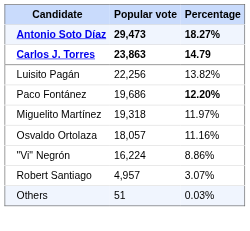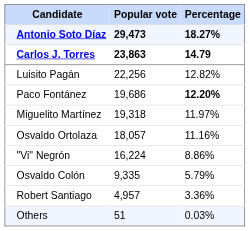(202, 75) 13.82% -> (202, 75) 12.82%
+ row: (51, 175)
(199, 175) 3.07% -> (199, 195) 3.36%
